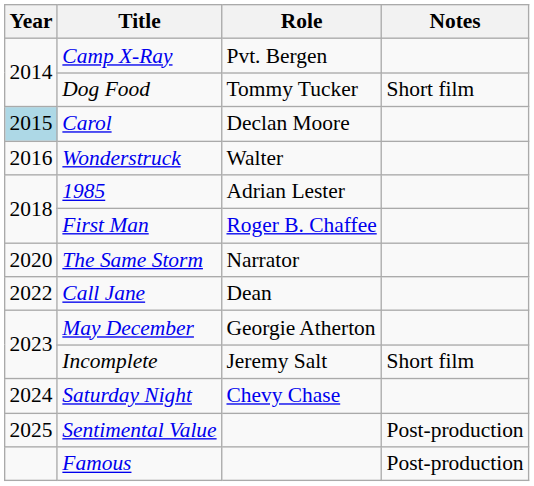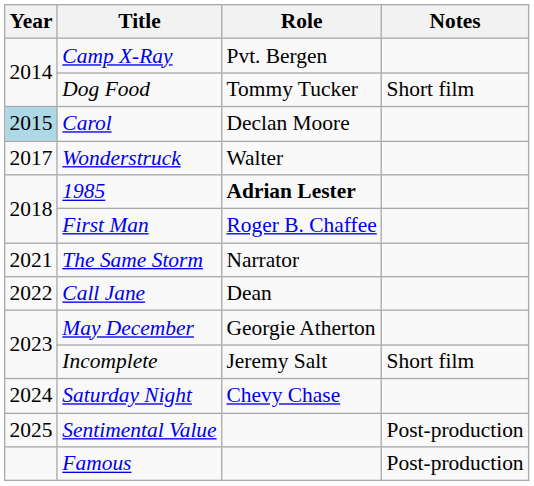(31, 157) 2016 -> (31, 157) 2017
(286, 191) normal -> (291, 191) bold
(31, 259) 2020 -> (31, 259) 2021
